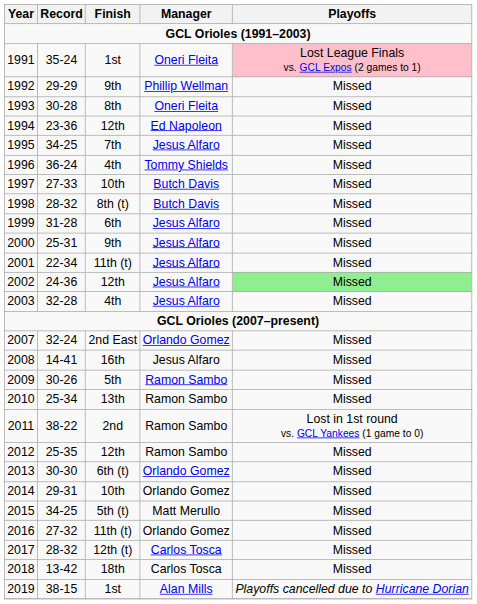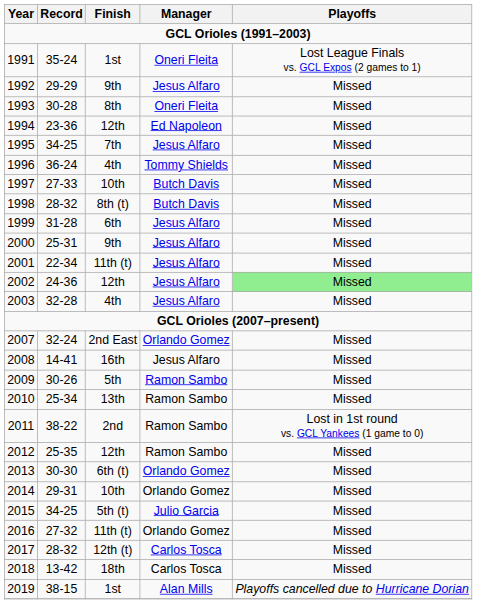(352, 60) pink background -> (352, 60) no background
(186, 86) Phillip Wellman -> (186, 86) Jesus Alfaro
(186, 510) Matt Merullo -> (186, 510) Julio Garcia
